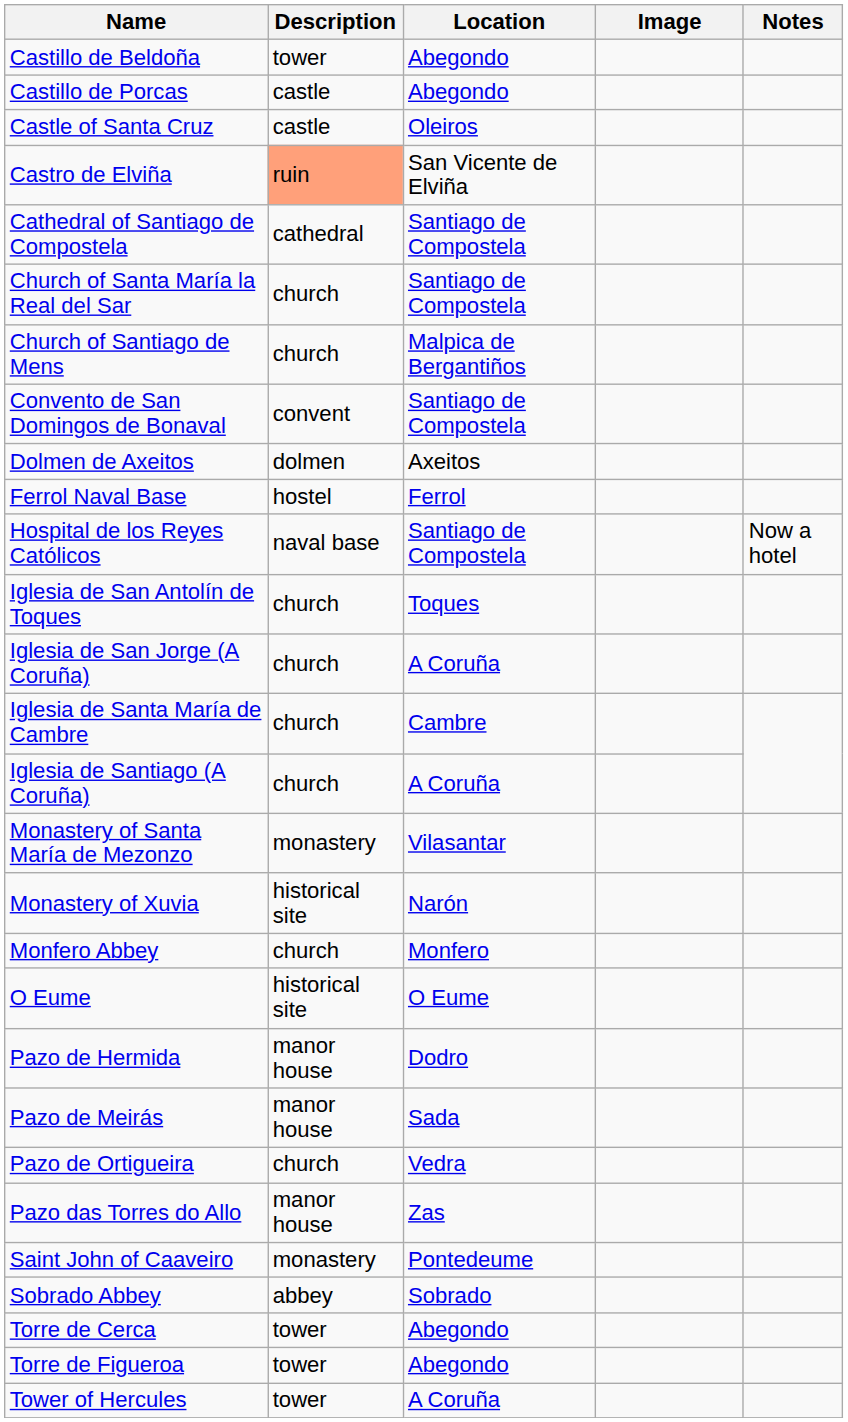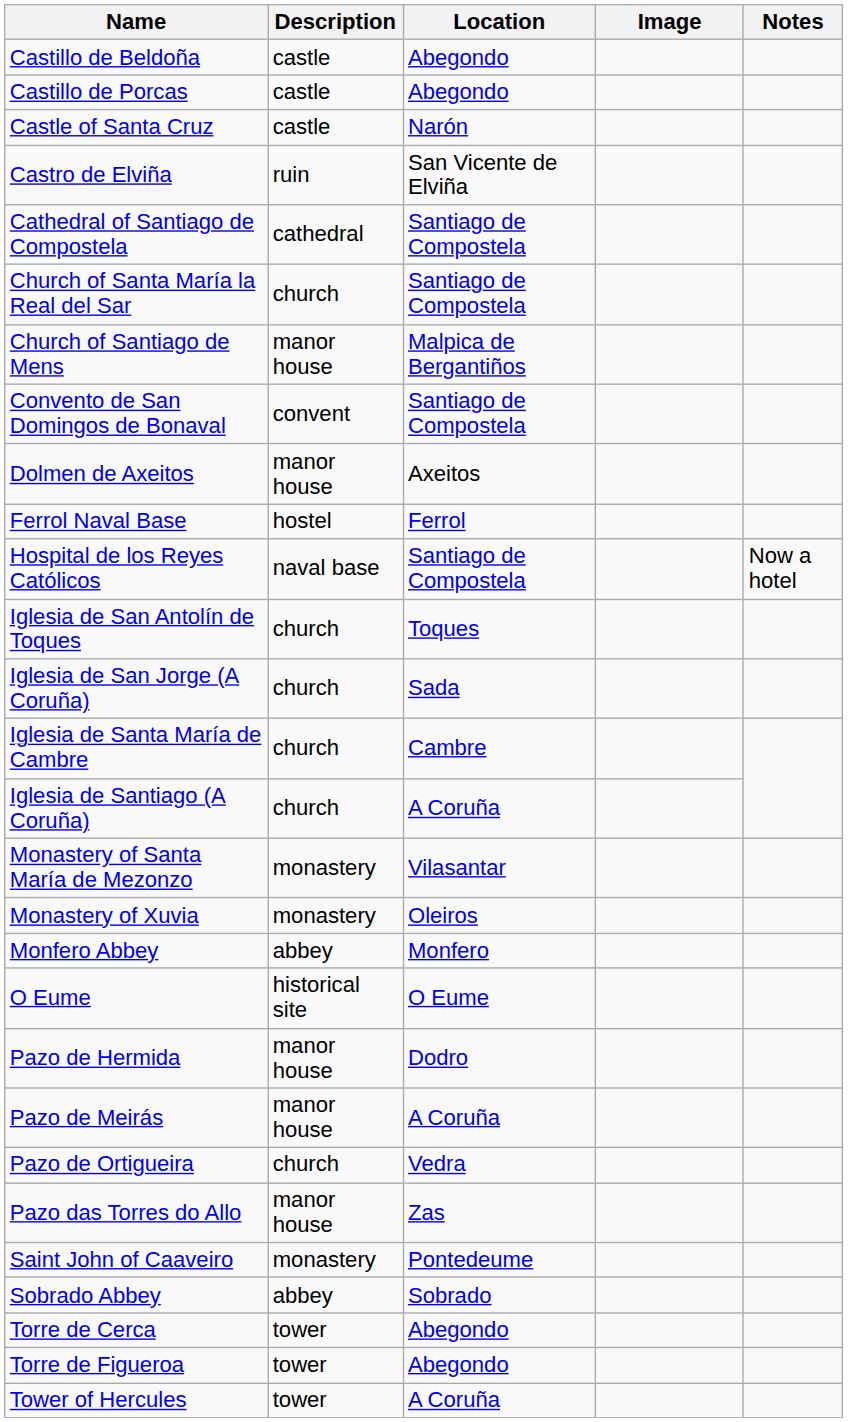(300, 57) tower -> (302, 57) castle
(443, 127) Oleiros -> (438, 127) Narón
(291, 174) lightsalmon background -> (291, 174) no background
(306, 354) church -> (304, 354) manor house
(309, 461) dolmen -> (304, 473) manor house
(454, 663) A Coruña -> (434, 688) Sada
(316, 902) historical site -> (324, 915) monastery
(438, 902) Narón -> (443, 915) Oleiros
(306, 950) church -> (303, 950) abbey
(434, 1117) Sada -> (454, 1117) A Coruña
